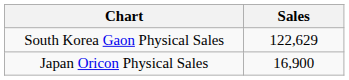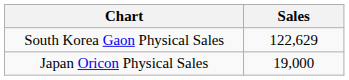(294, 63) 16,900 -> (294, 63) 19,000
